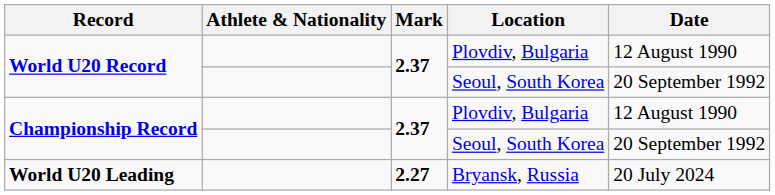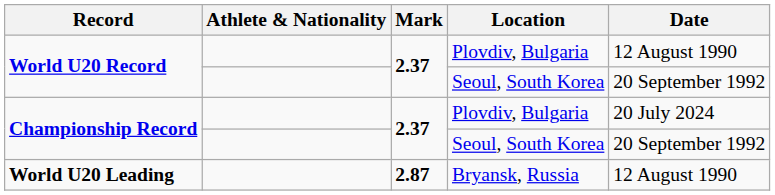(675, 112) 12 August 1990 -> (664, 112) 20 July 2024
(412, 174) 2.27 -> (412, 174) 2.87
(664, 174) 20 July 2024 -> (675, 174) 12 August 1990
